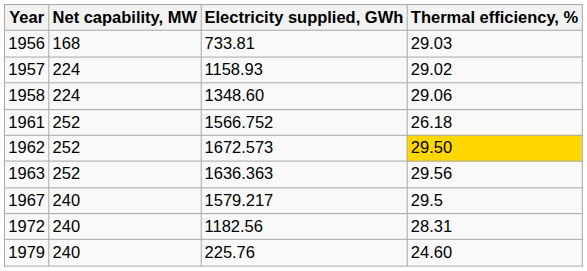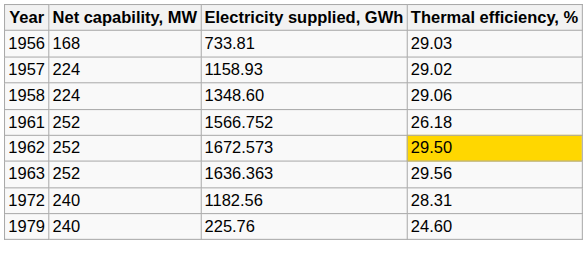- row: (27, 200)
